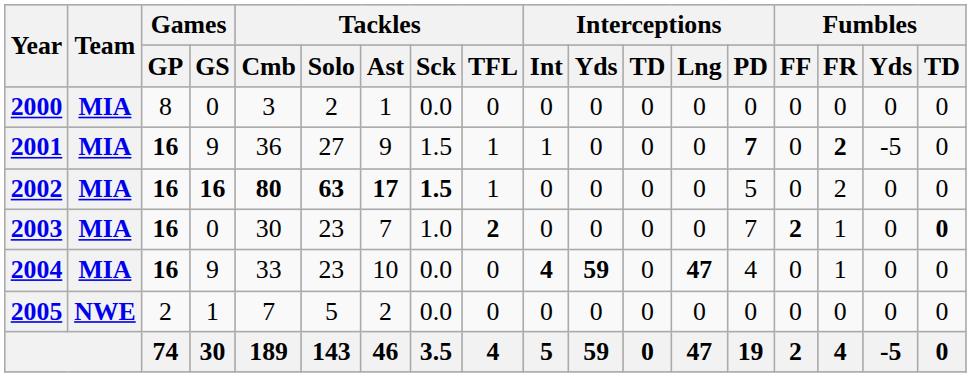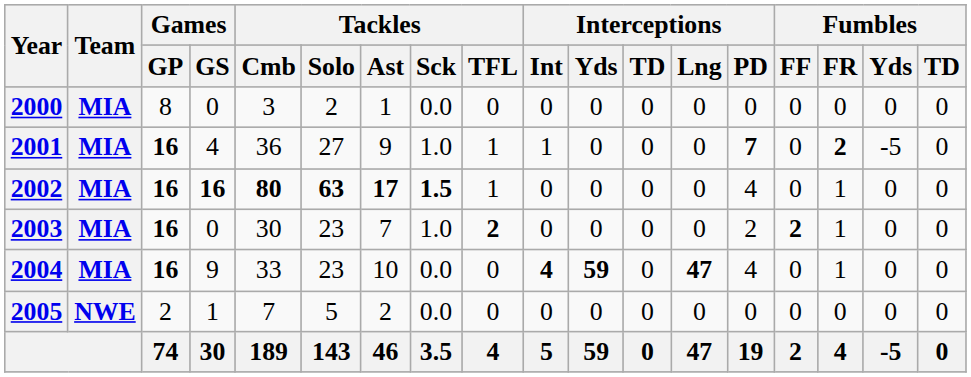(212, 147) 9 -> (212, 147) 4
(436, 147) 1.5 -> (436, 147) 1.0
(751, 188) 5 -> (751, 188) 4
(840, 188) 2 -> (840, 188) 1
(751, 229) 7 -> (751, 229) 2
(942, 229) bold -> (942, 229) normal
